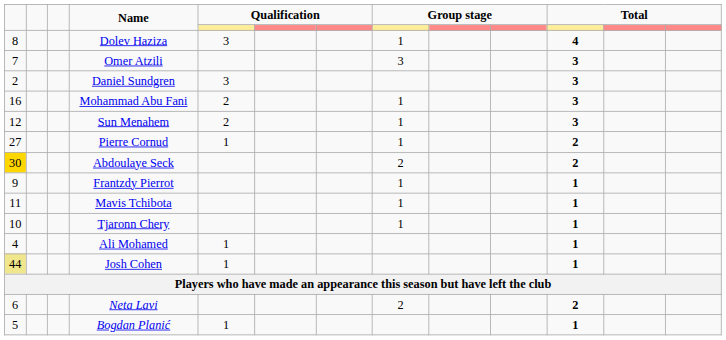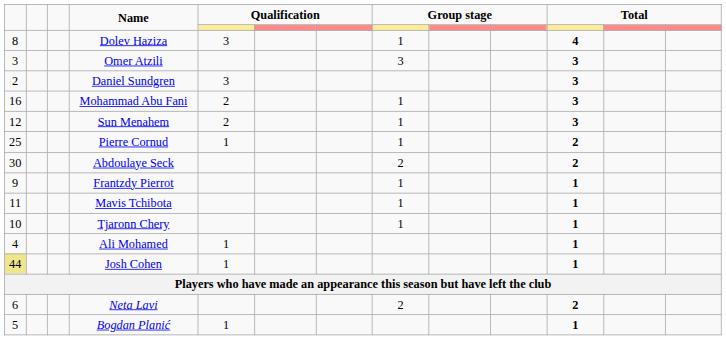(15, 61) 7 -> (15, 61) 3
(15, 142) 27 -> (15, 142) 25
(15, 162) gold background -> (15, 162) no background
